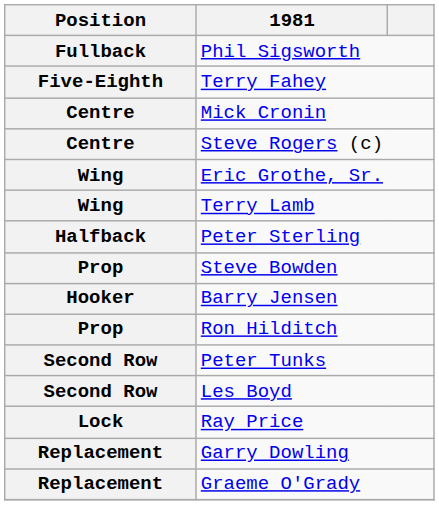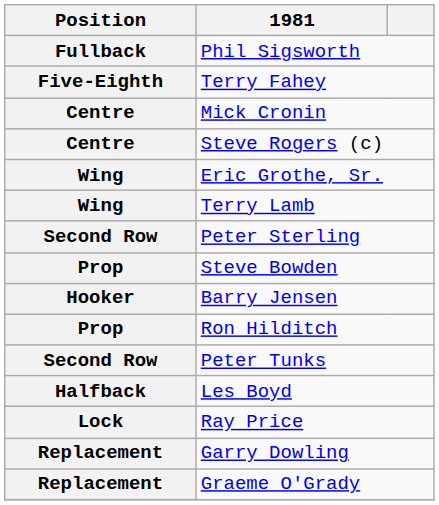(100, 237) Halfback -> (100, 237) Second Row
(100, 391) Second Row -> (100, 391) Halfback
